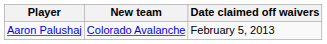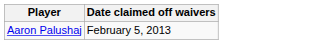- column: (136, 13)
